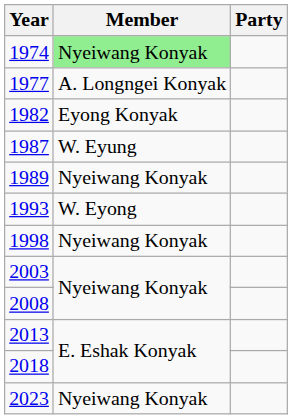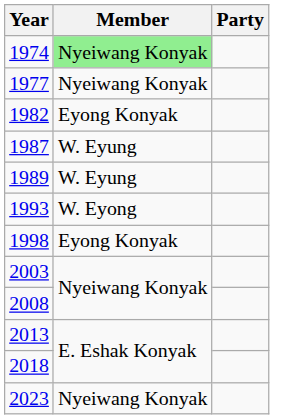(142, 83) A. Longngei Konyak -> (133, 83) Nyeiwang Konyak
(133, 177) Nyeiwang Konyak -> (97, 177) W. Eyung
(133, 240) Nyeiwang Konyak -> (118, 240) Eyong Konyak
